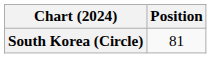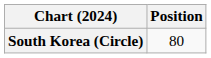(177, 40) 81 -> (177, 40) 80
